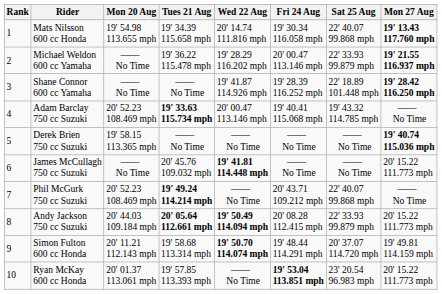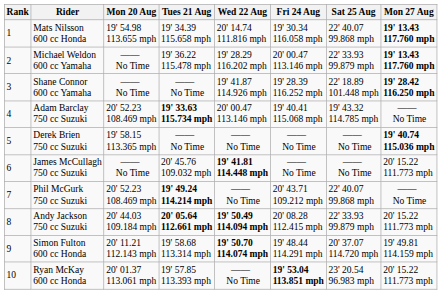(409, 60) 19' 21.55 116.937 mph -> (409, 60) 19' 13.43 117.760 mph
